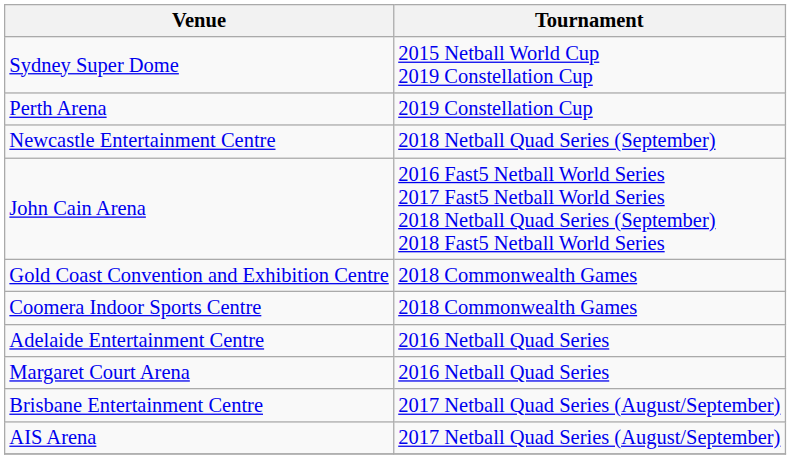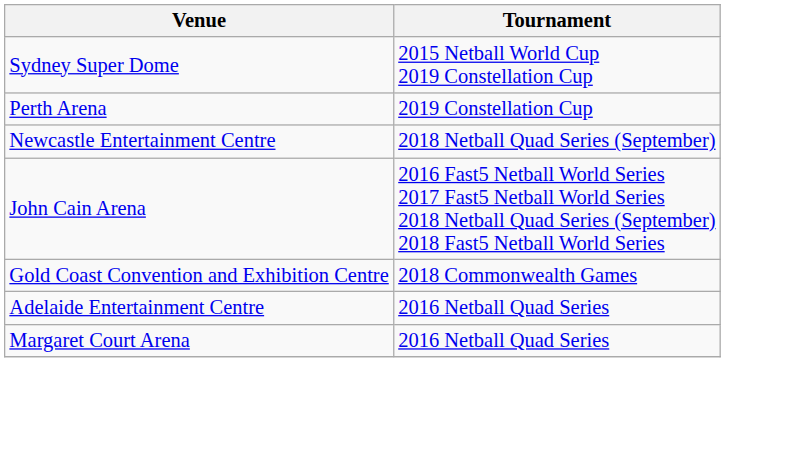- row: (135, 307)
- row: (136, 405)
- row: (53, 437)
